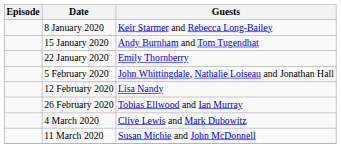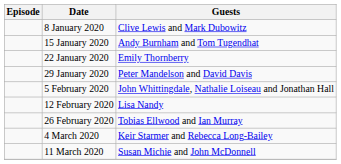(195, 27) Keir Starmer and Rebecca Long-Bailey -> (182, 27) Clive Lewis and Mark Dubowitz
+ row: (76, 74)
(182, 120) Clive Lewis and Mark Dubowitz -> (195, 136) Keir Starmer and Rebecca Long-Bailey
